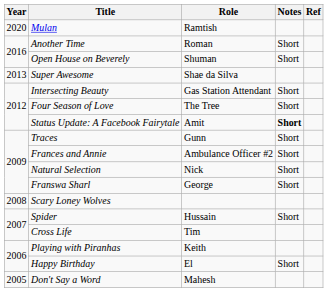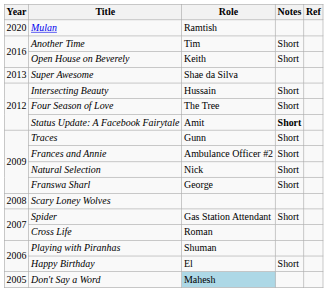(198, 43) Roman -> (192, 43) Tim
(200, 59) Shuman -> (195, 59) Keith
(228, 91) Gas Station Attendant -> (200, 91) Hussain
(200, 216) Hussain -> (228, 216) Gas Station Attendant
(192, 232) Tim -> (198, 232) Roman
(195, 248) Keith -> (200, 248) Shuman
(200, 279) no background -> (200, 279) lightblue background
